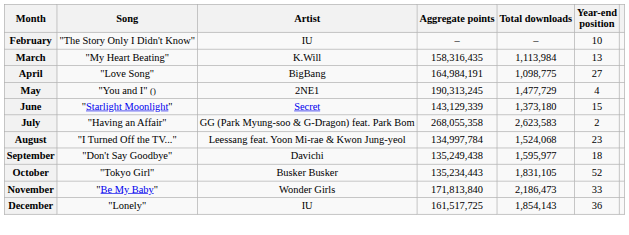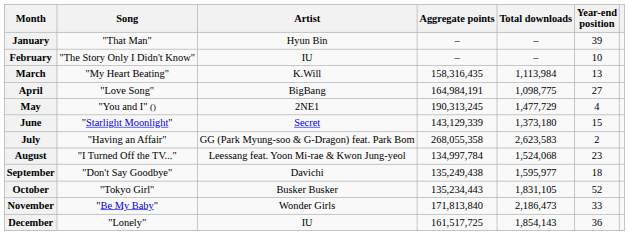+ row: (31, 40)
